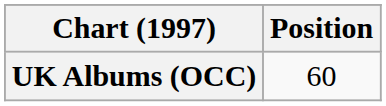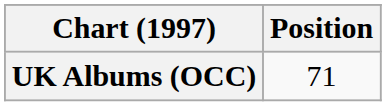(322, 75) 60 -> (322, 75) 71
